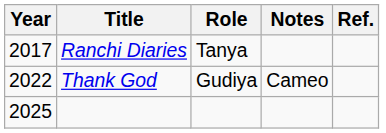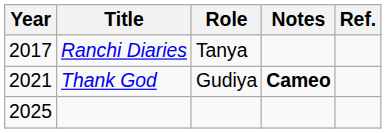(31, 81) 2022 -> (31, 81) 2021
(297, 81) normal -> (298, 81) bold
